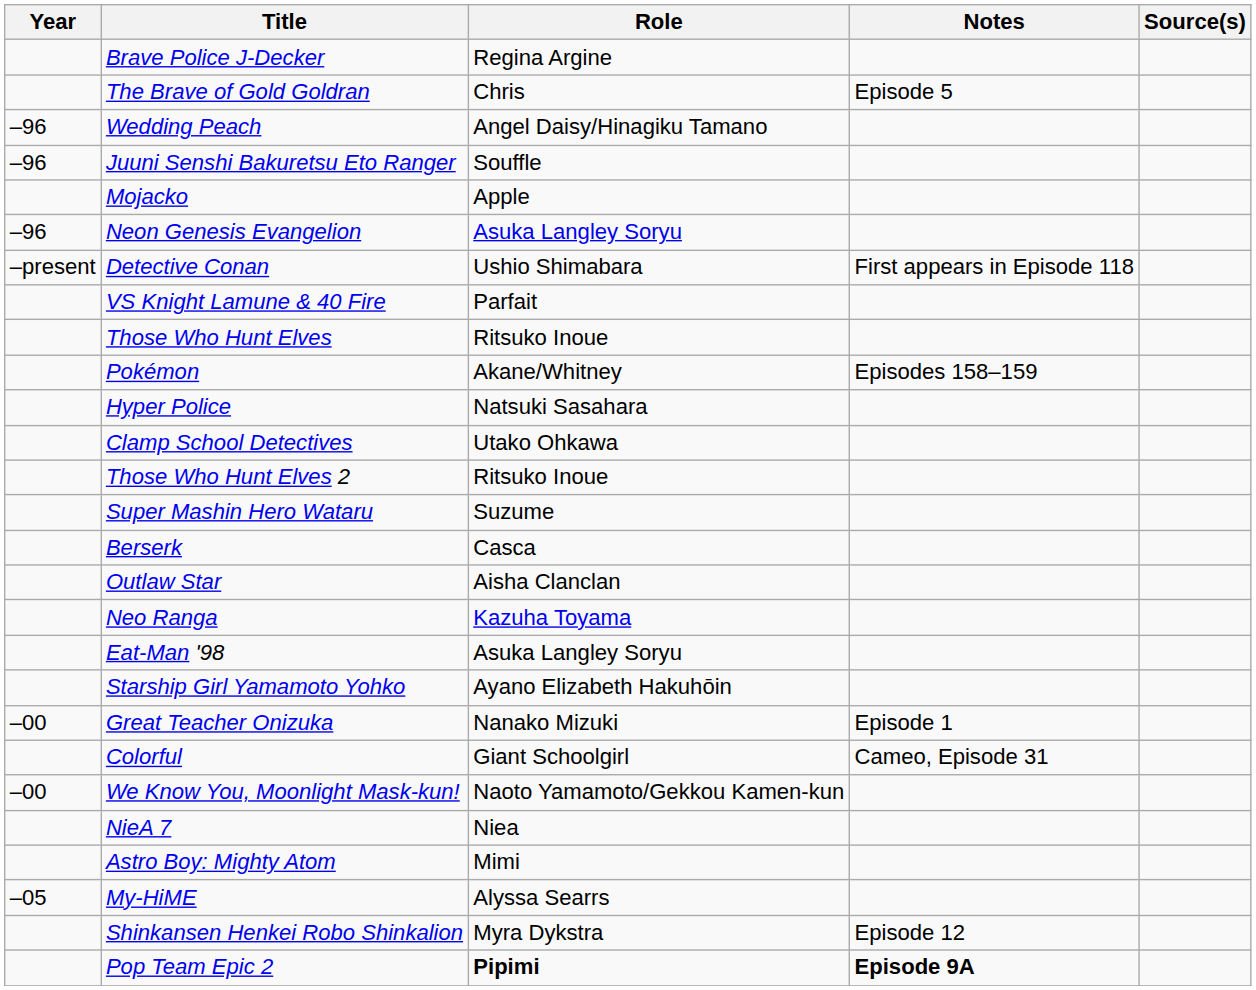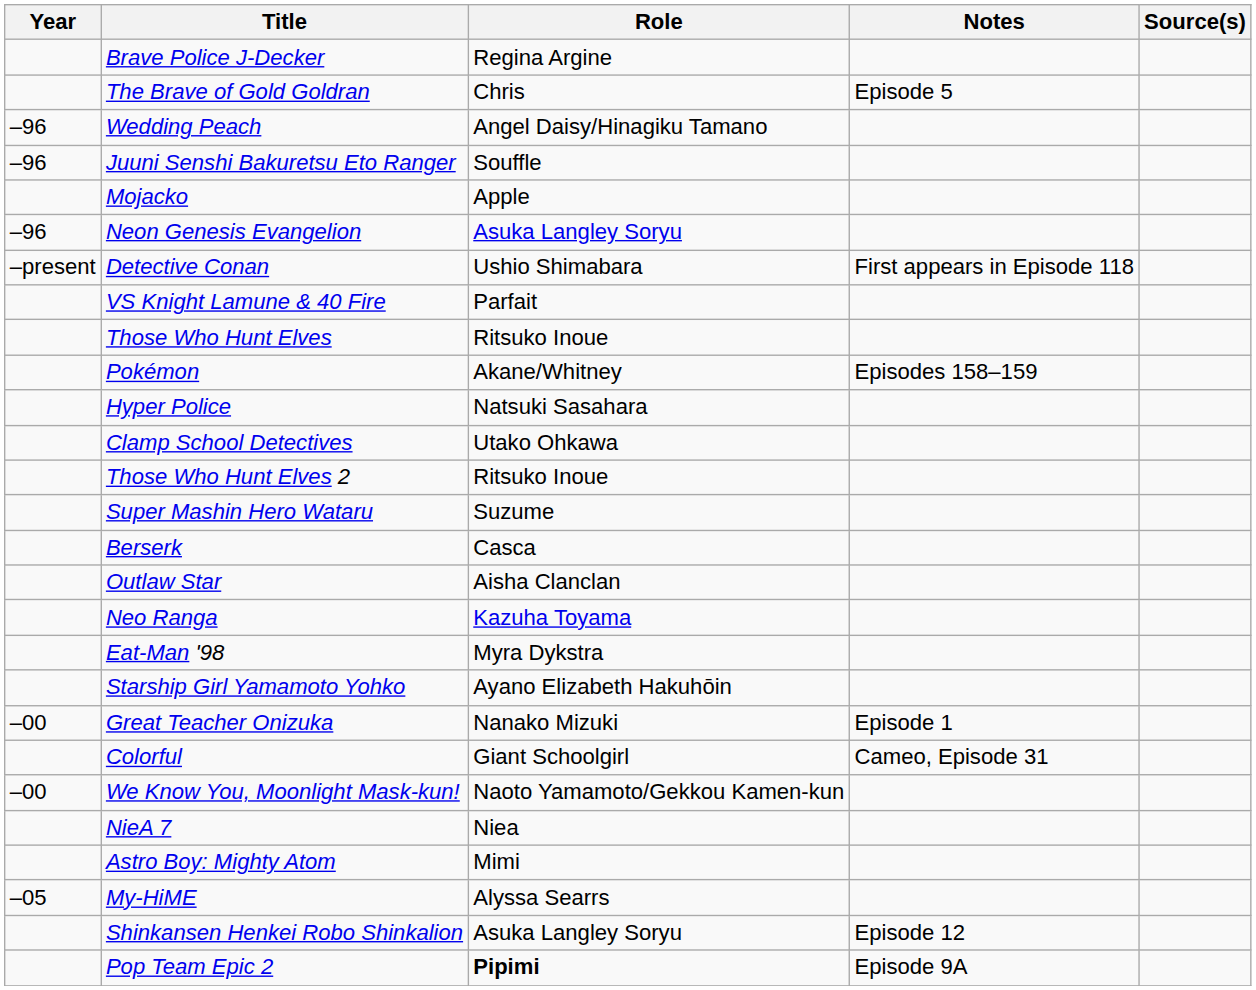(578, 652) Asuka Langley Soryu -> (538, 652) Myra Dykstra
(538, 932) Myra Dykstra -> (578, 932) Asuka Langley Soryu
(915, 967) bold -> (911, 967) normal
